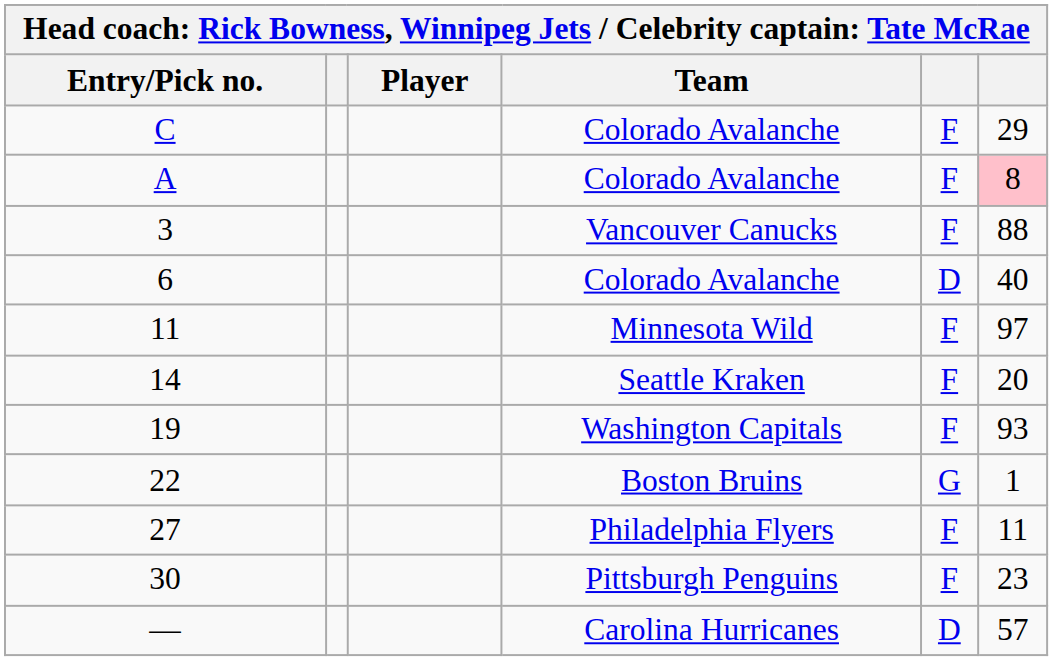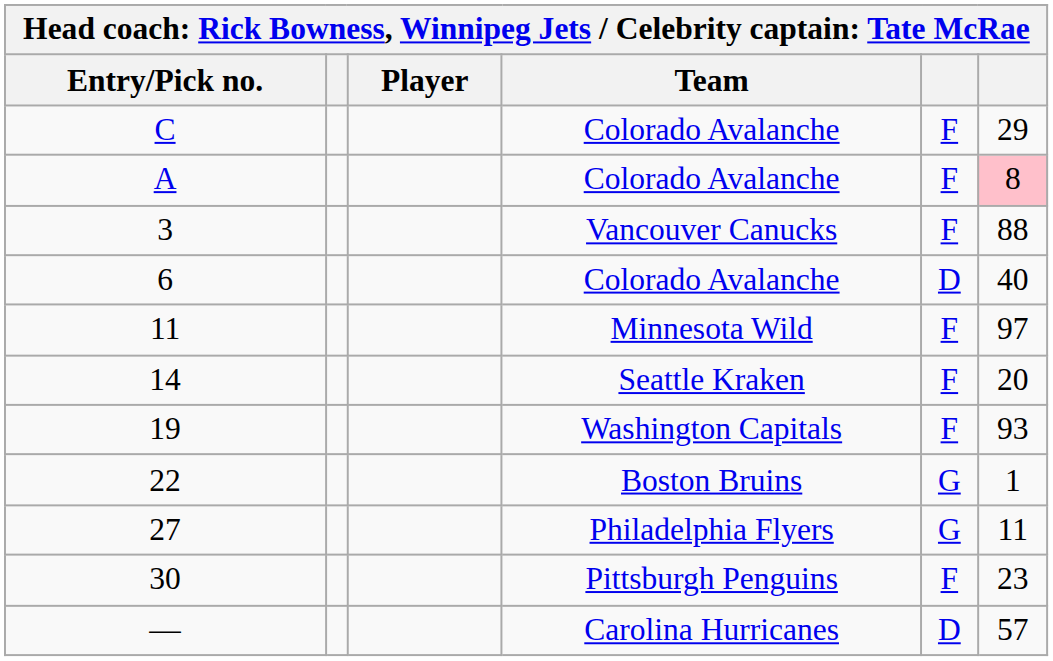(949, 529) F -> (949, 529) G
